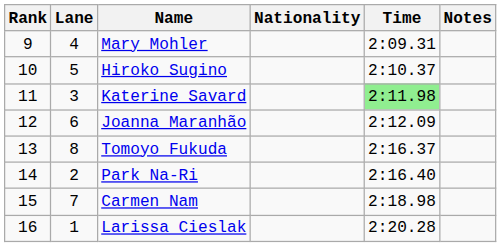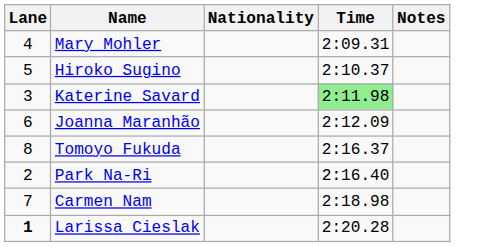- column: (28, 18)
(74, 228) normal -> (28, 228) bold
